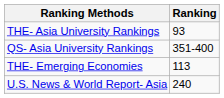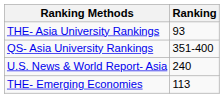rows swapped: (75, 66) <-> (87, 84)
